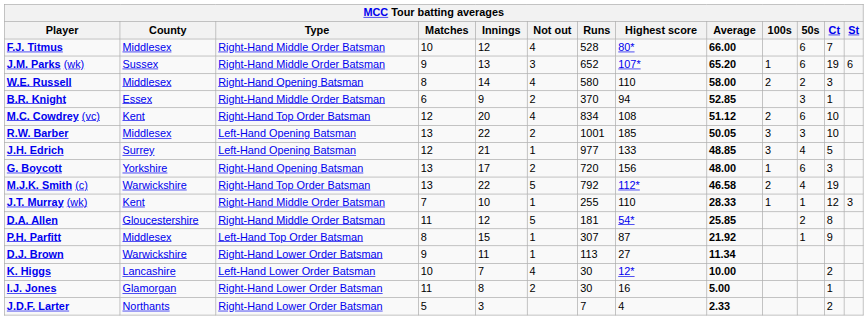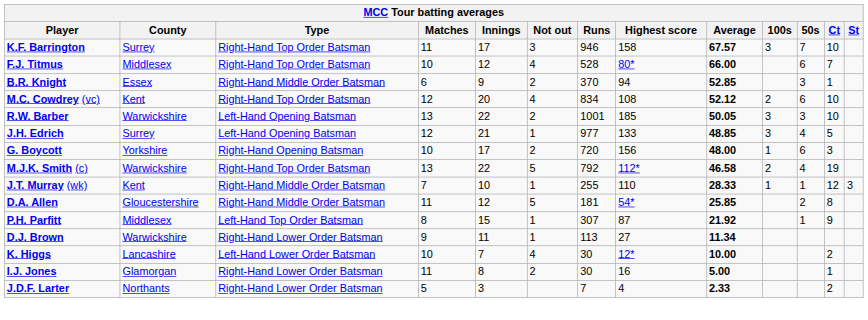+ row: (46, 47)
(302, 47) Right-Hand Middle Order Batsman -> (294, 64) Right-Hand Top Order Batsman
- row: (46, 64)
- row: (39, 82)
(723, 116) 51.12 -> (723, 99) 52.12
(147, 133) Middlesex -> (155, 116) Warwickshire
(427, 168) 13 -> (427, 151) 10
